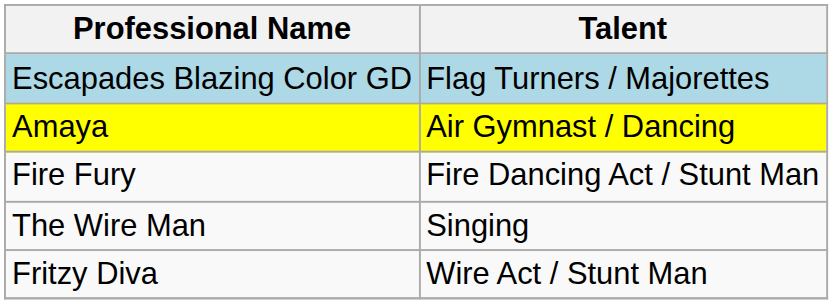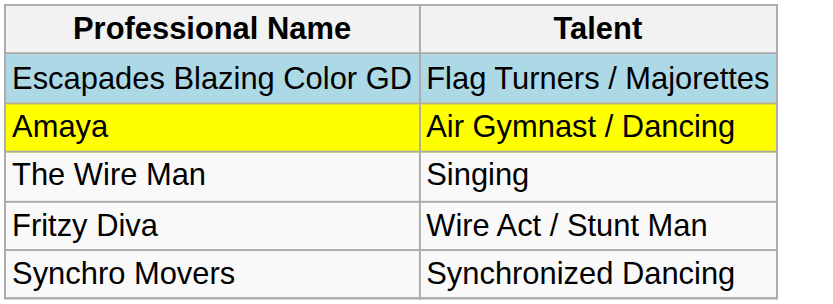- row: (74, 175)
+ row: (124, 273)
